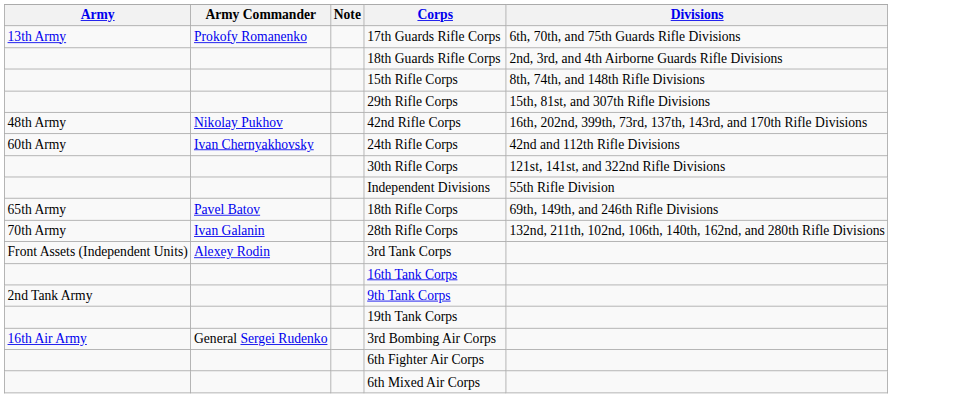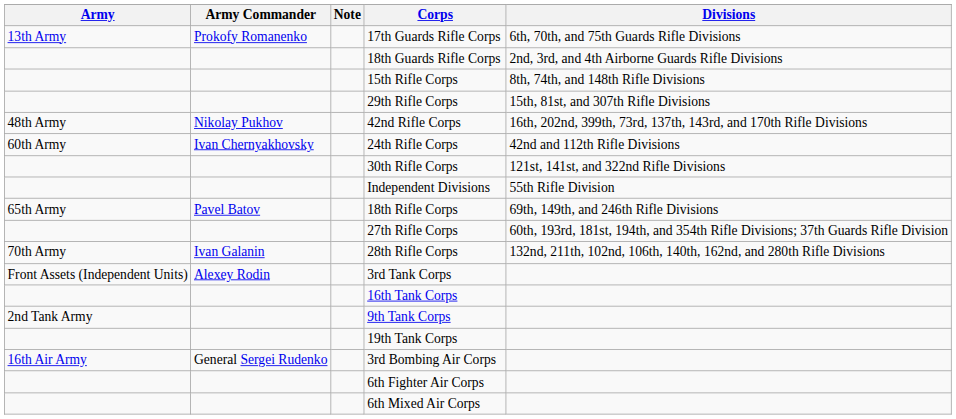+ row: (413, 230)
